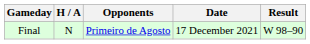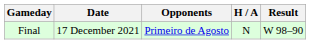columns swapped: (217, 13) <-> (69, 13)
